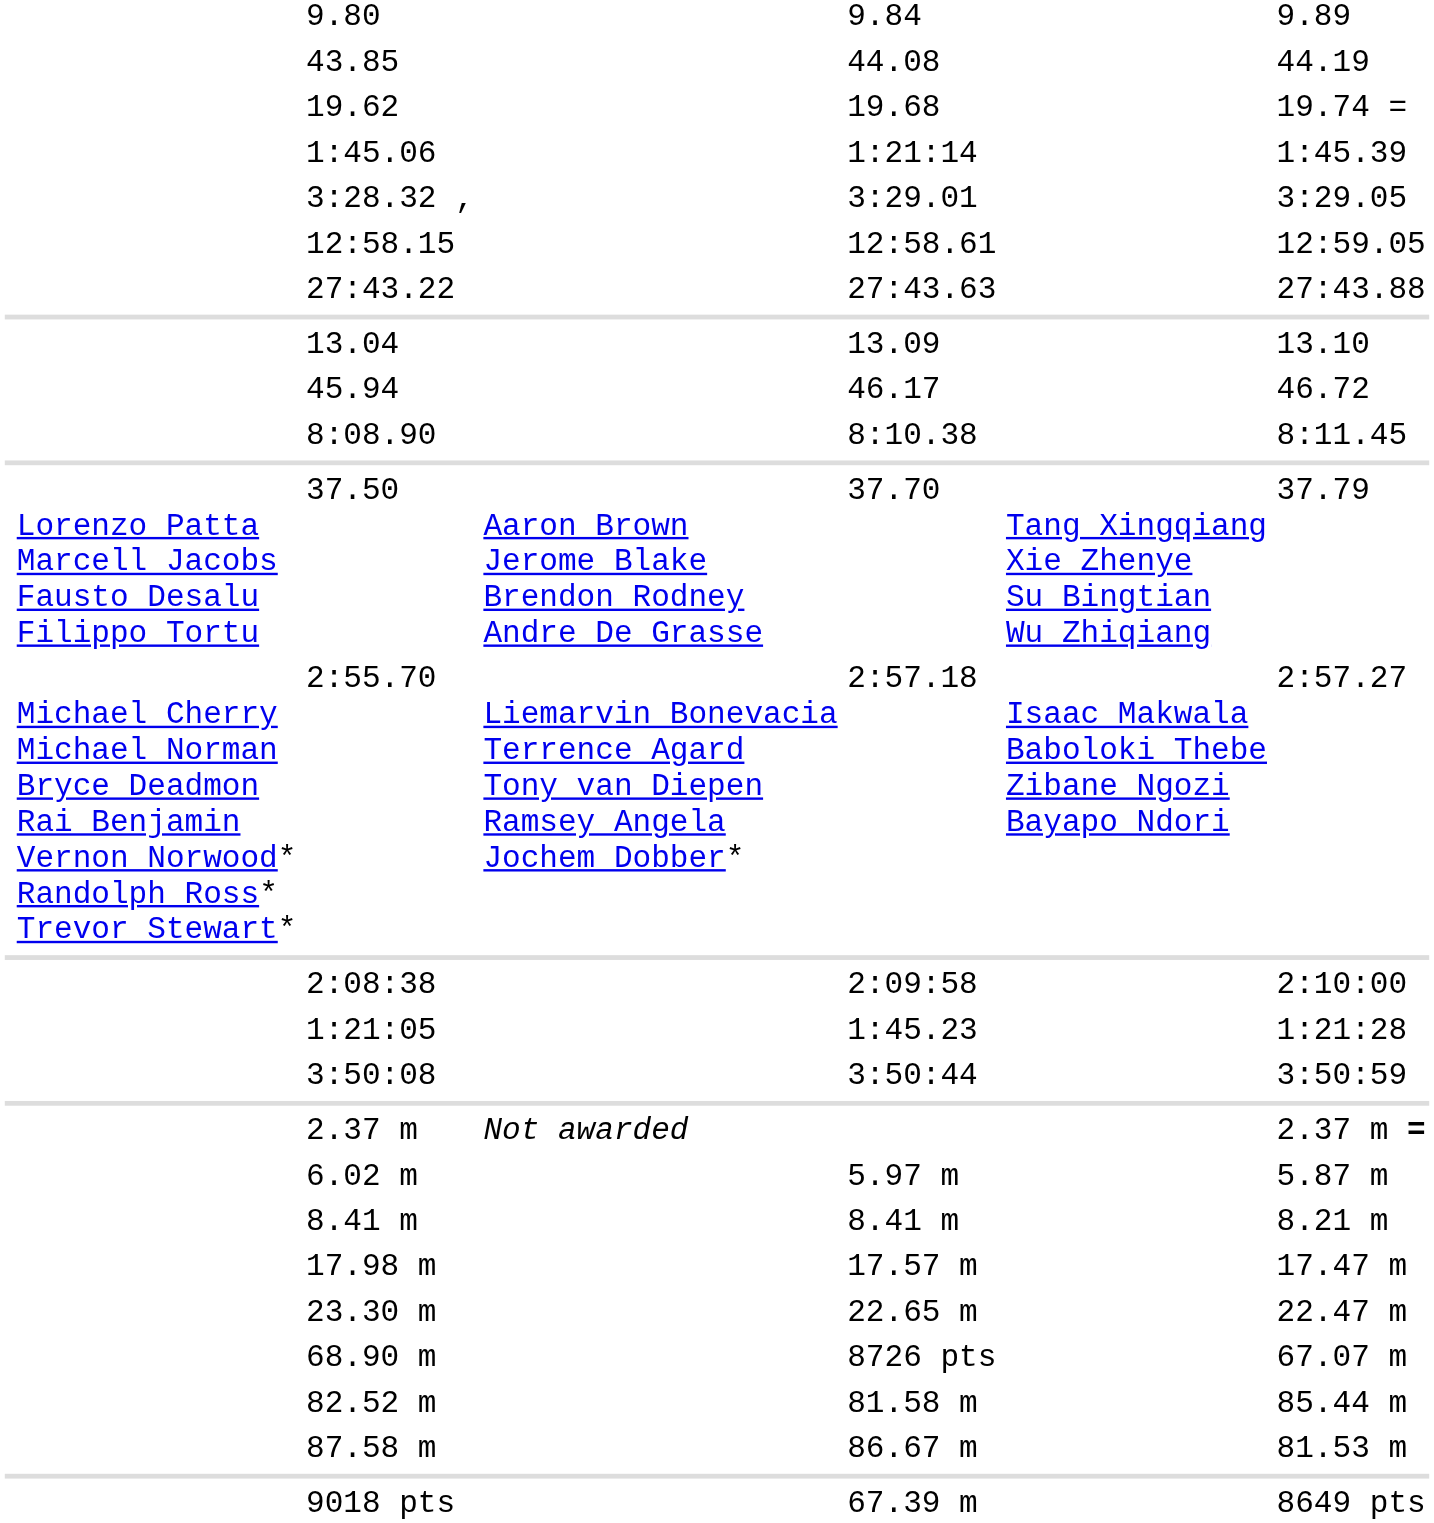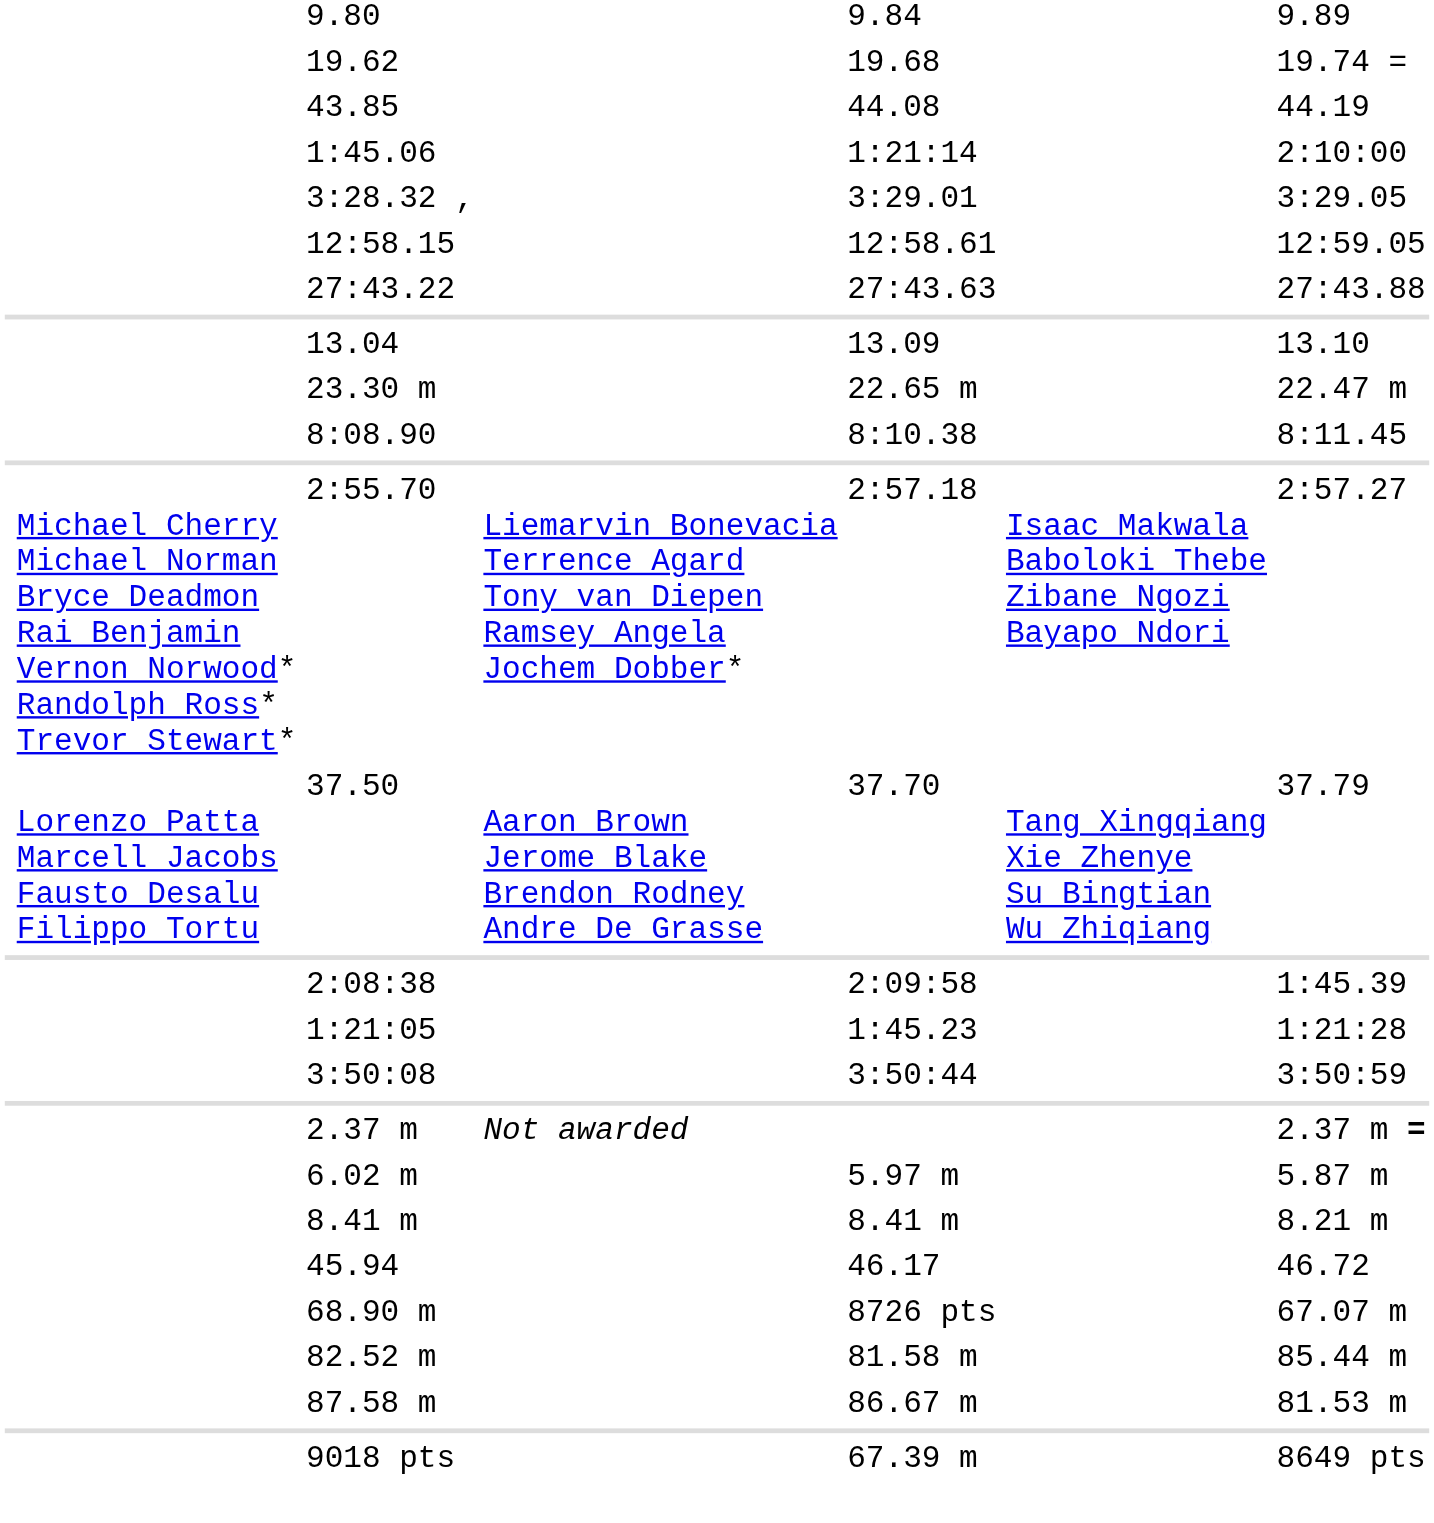rows swapped: (353, 108) <-> (353, 63)
(1342, 153) 1:45.39 -> (1342, 153) 2:10:00
rows swapped: (353, 390) <-> (371, 1312)
rows swapped: (353, 490) <-> (371, 679)
(1342, 985) 2:10:00 -> (1342, 985) 1:45.39
- row: (371, 1267)
